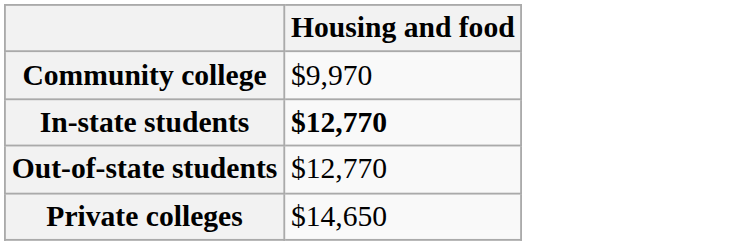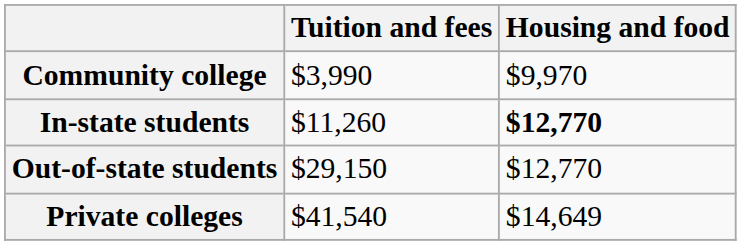+ column: (392, 27)
(339, 215) $14,650 -> (554, 215) $14,649
